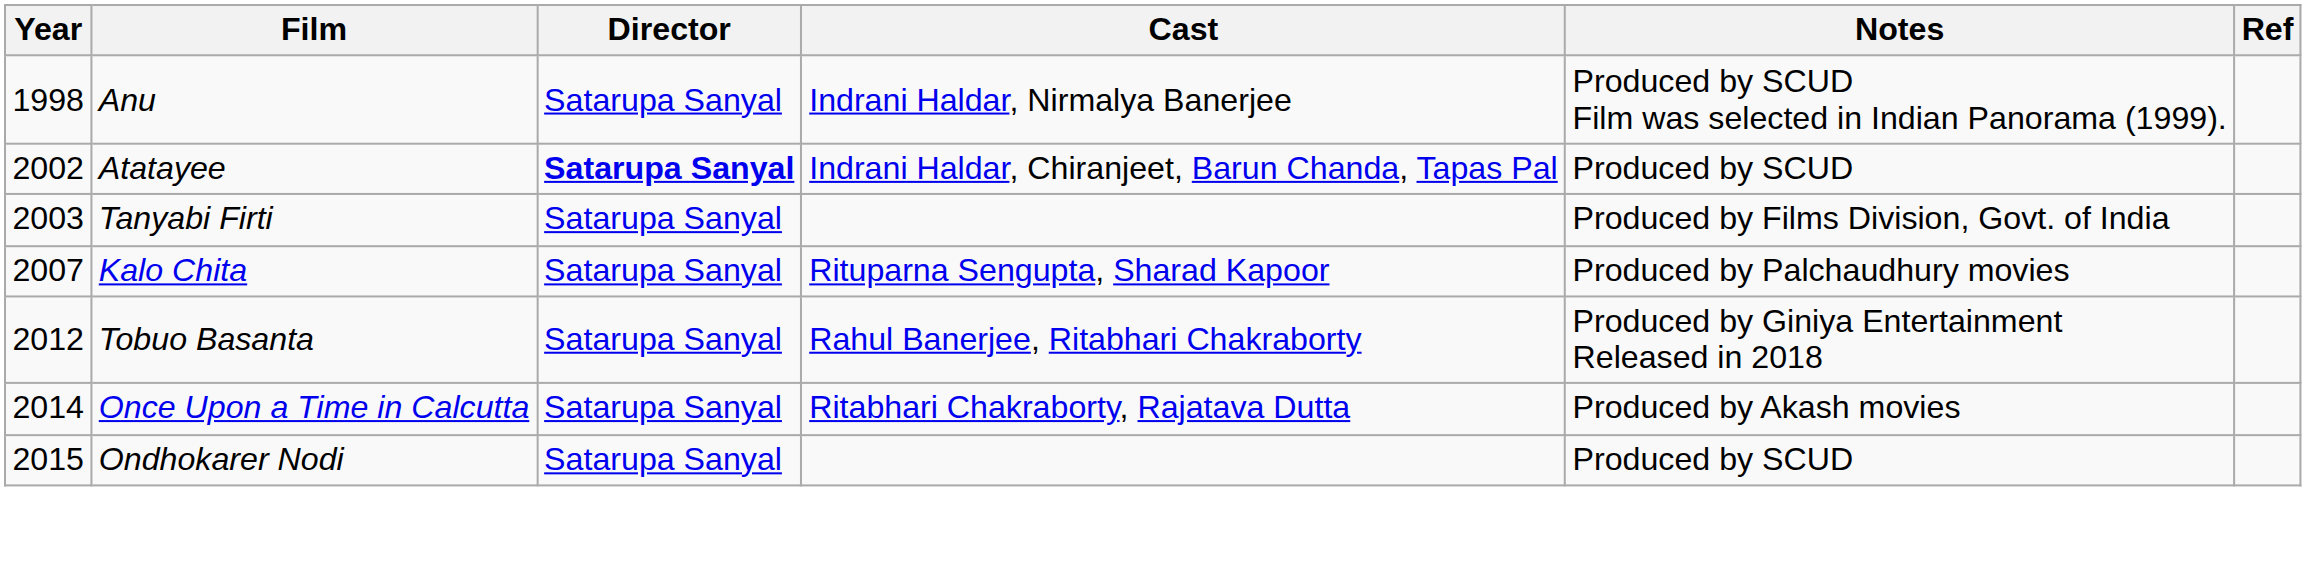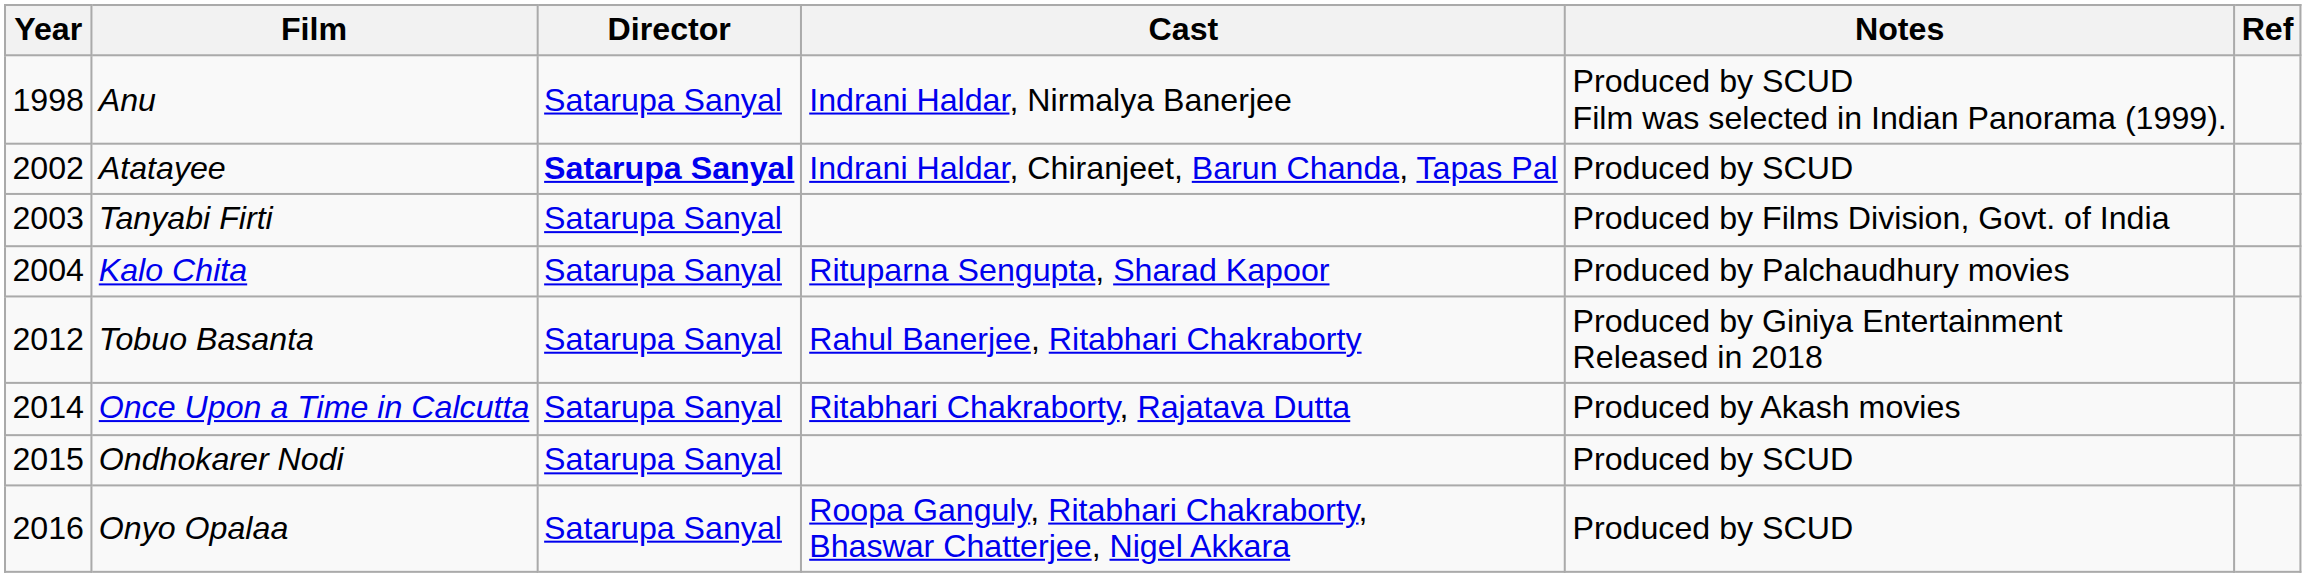(48, 270) 2007 -> (48, 270) 2004
+ row: (194, 528)
